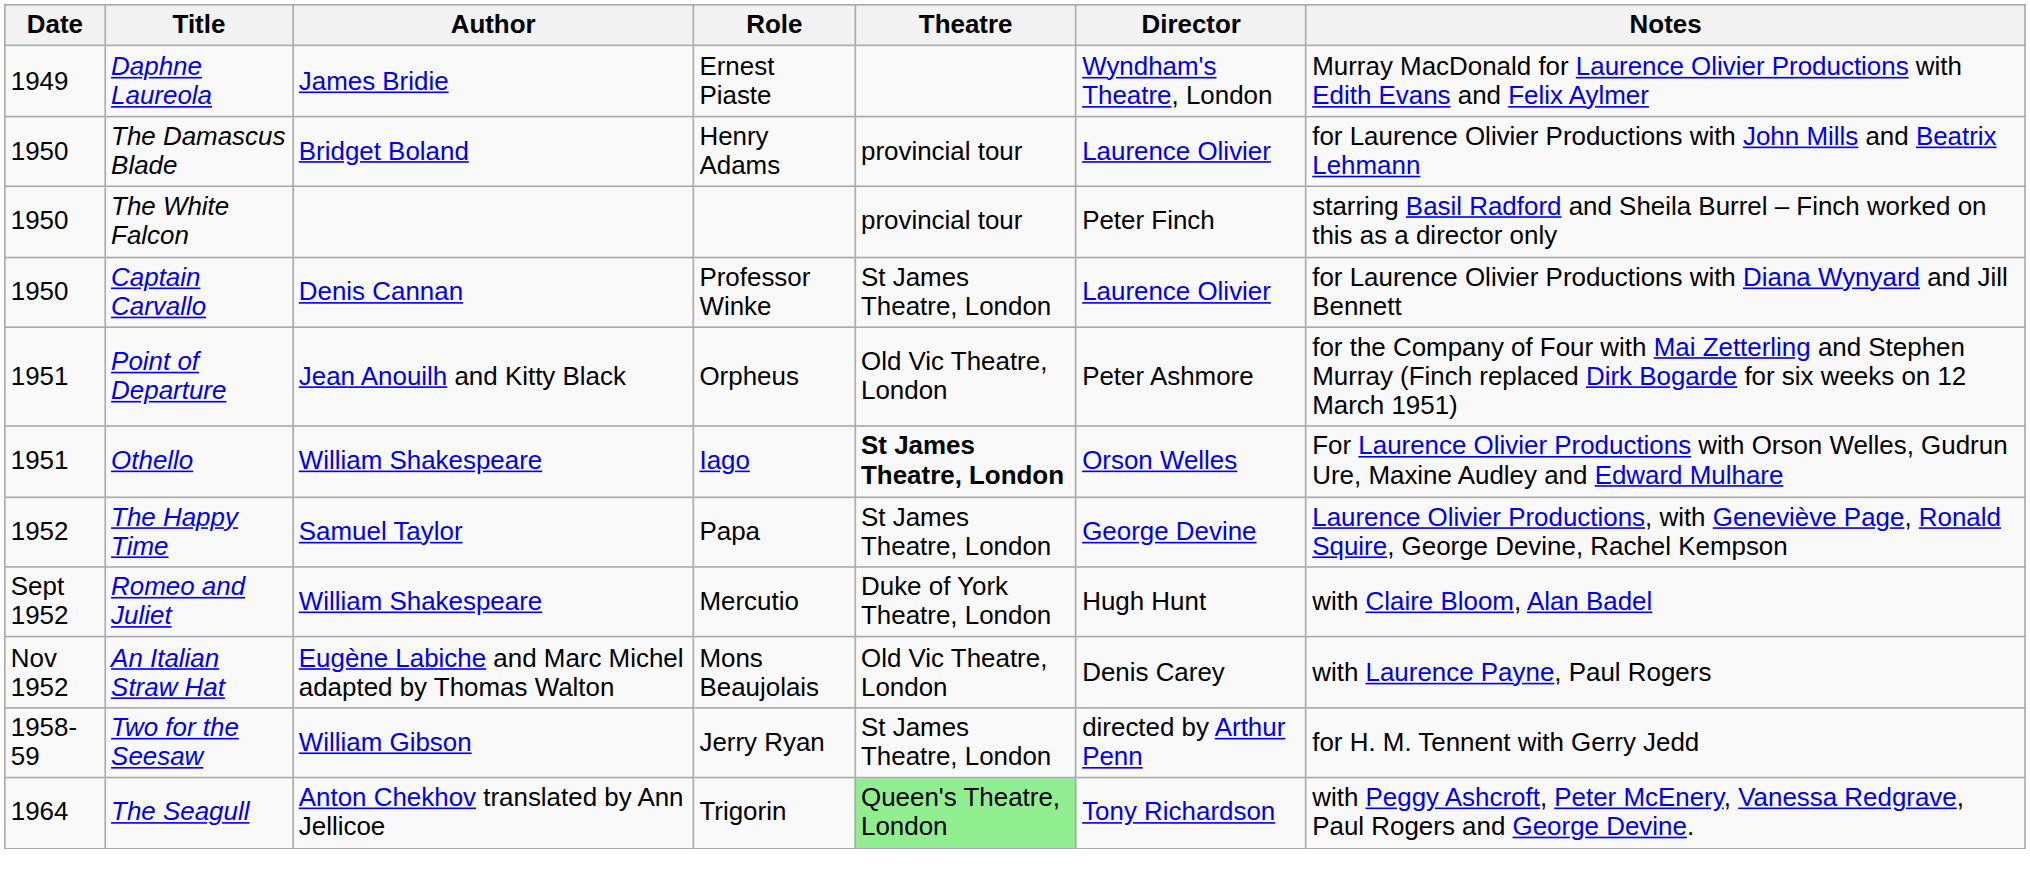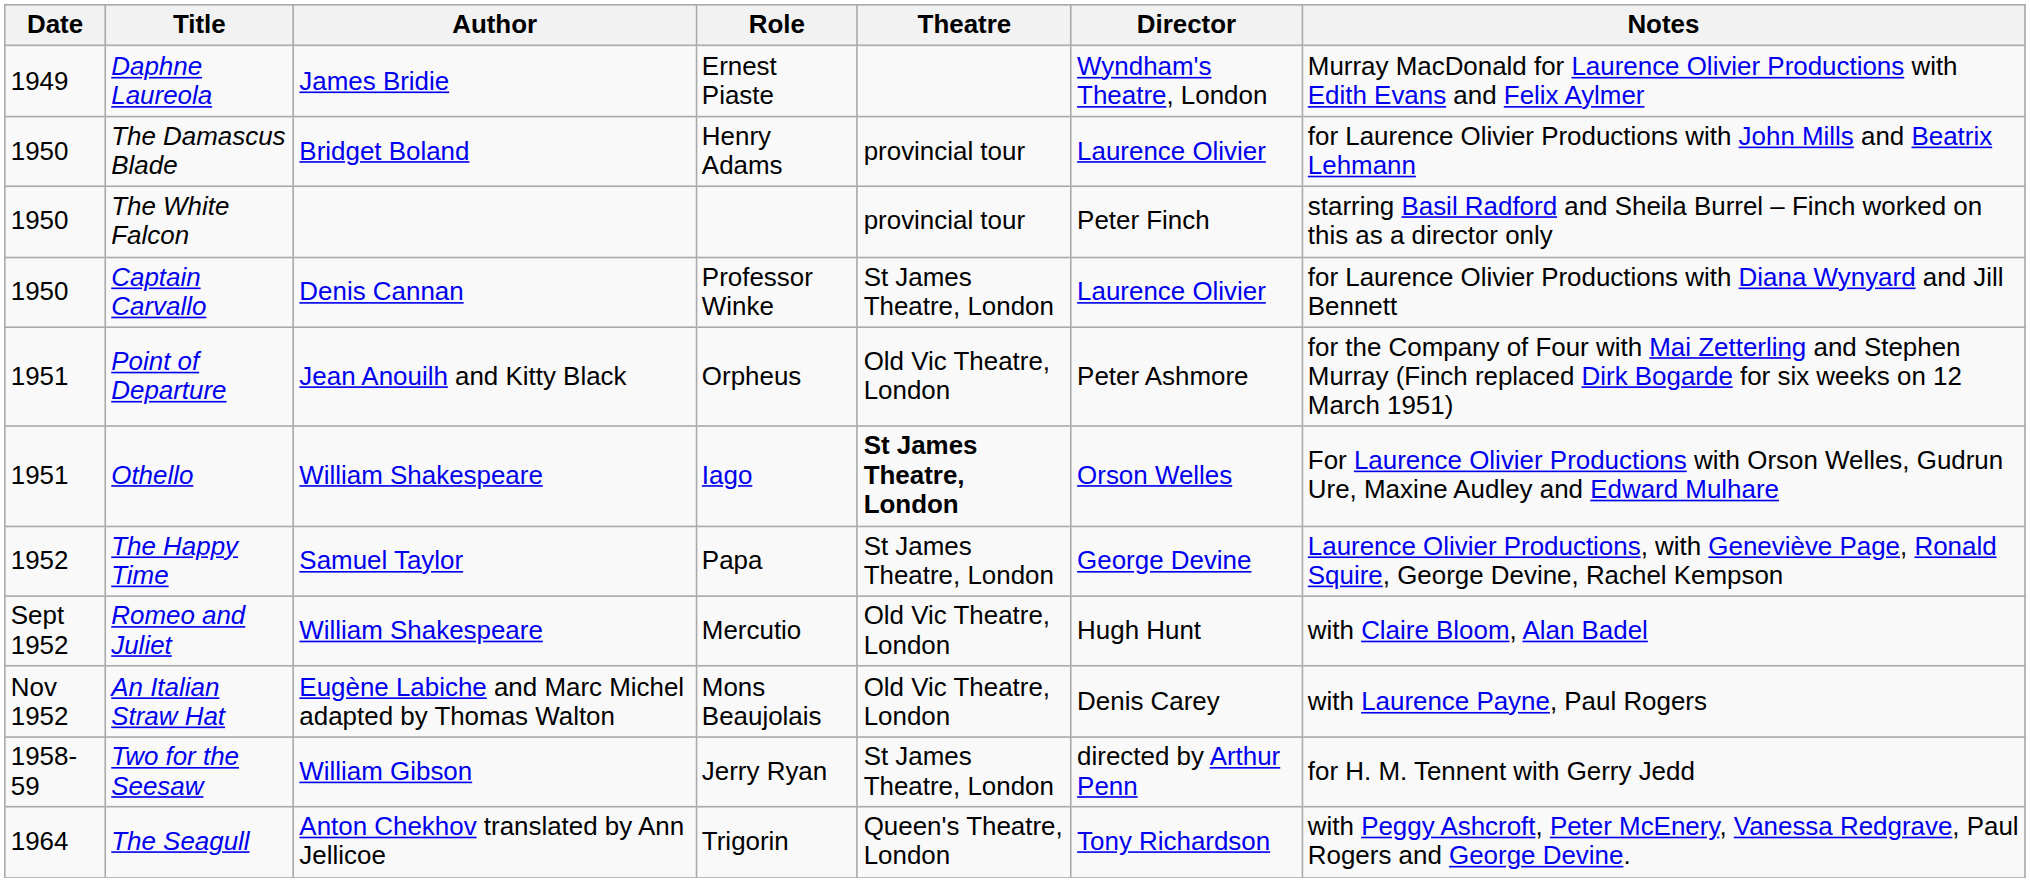(956, 601) Duke of York Theatre, London -> (957, 630) Old Vic Theatre, London
(961, 812) lightgreen background -> (963, 841) no background
